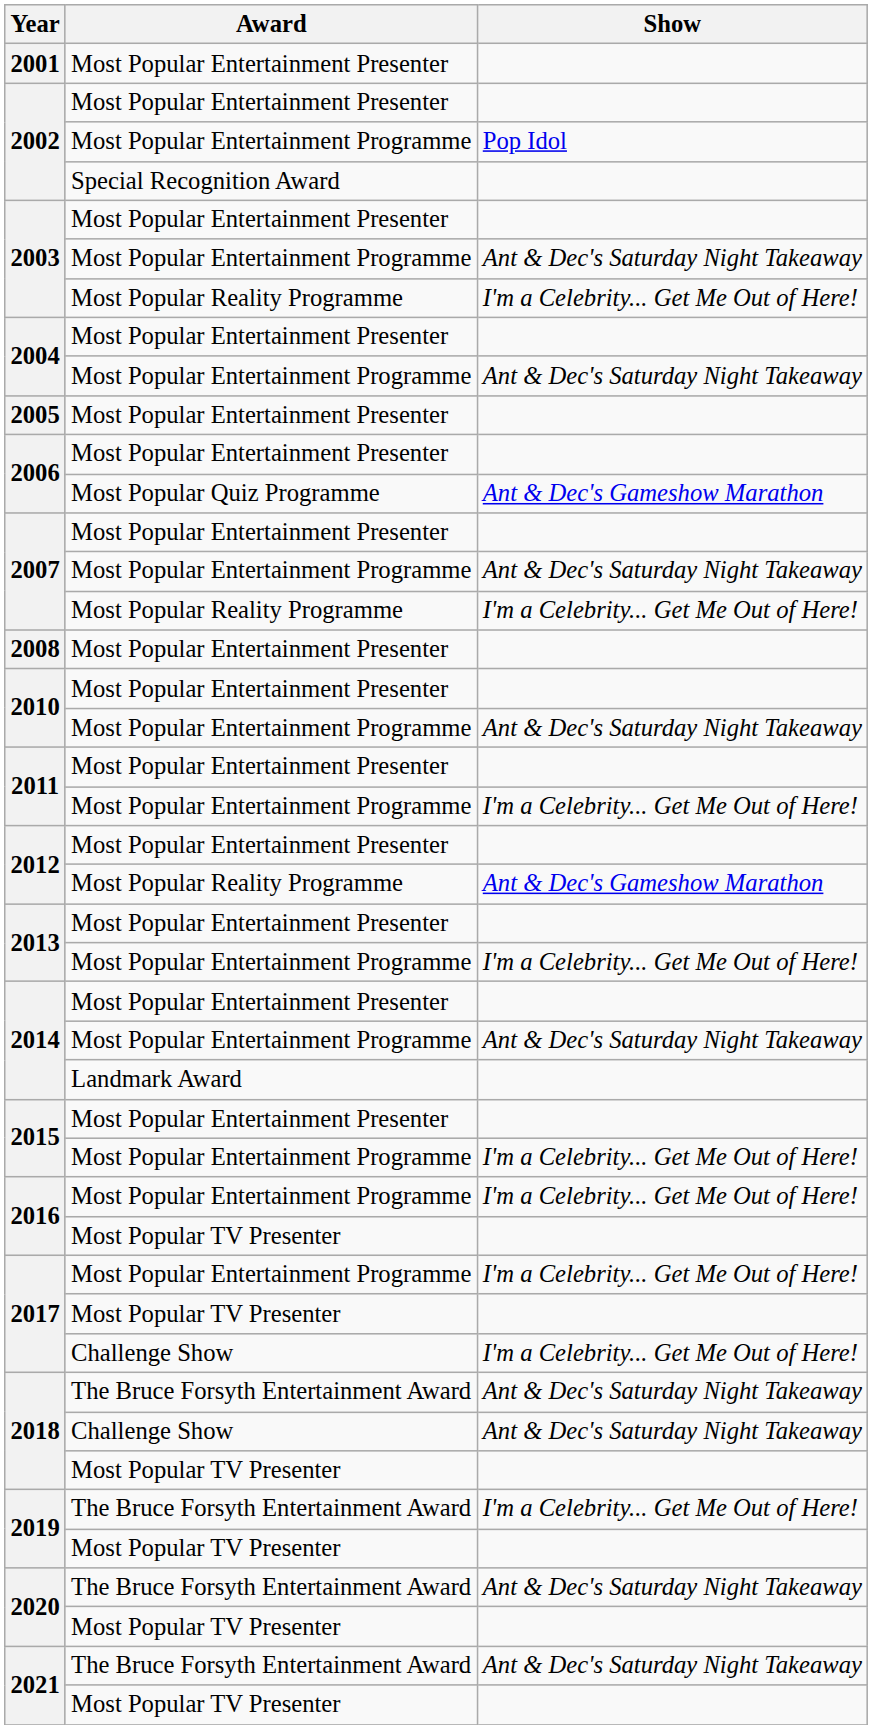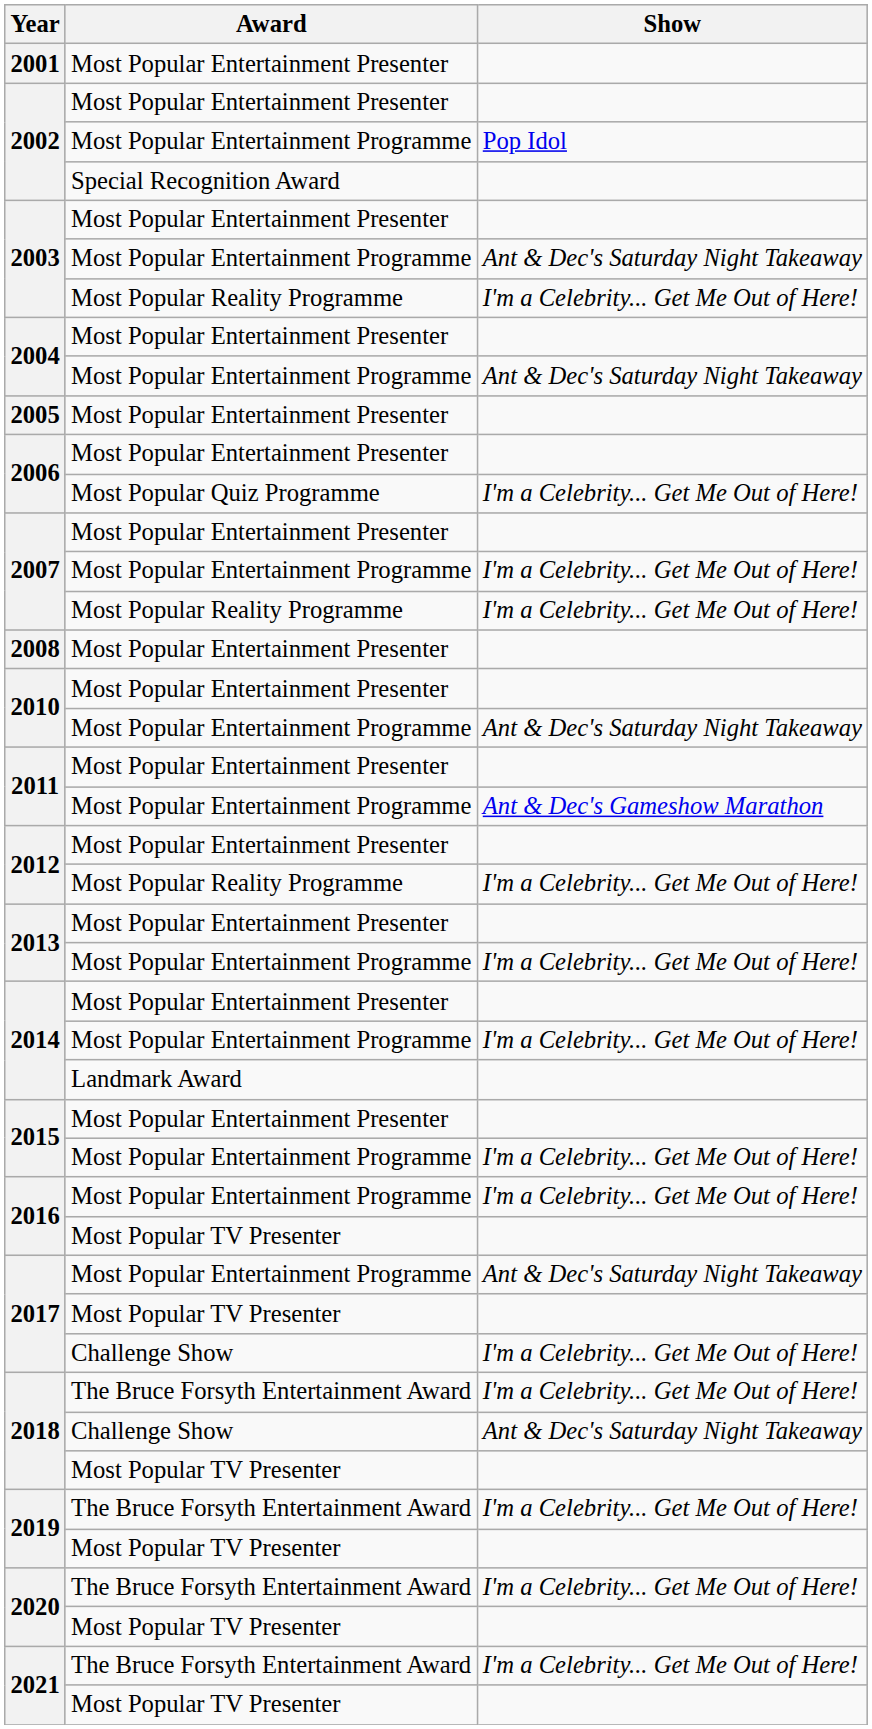(653, 492) Ant & Dec's Gameshow Marathon -> (670, 492) I'm a Celebrity... Get Me Out of Here!
(672, 571) Ant & Dec's Saturday Night Takeaway -> (670, 571) I'm a Celebrity... Get Me Out of Here!
(670, 805) I'm a Celebrity... Get Me Out of Here! -> (653, 805) Ant & Dec's Gameshow Marathon
(653, 883) Ant & Dec's Gameshow Marathon -> (670, 883) I'm a Celebrity... Get Me Out of Here!
(672, 1040) Ant & Dec's Saturday Night Takeaway -> (670, 1040) I'm a Celebrity... Get Me Out of Here!
(670, 1274) I'm a Celebrity... Get Me Out of Here! -> (672, 1274) Ant & Dec's Saturday Night Takeaway
(672, 1391) Ant & Dec's Saturday Night Takeaway -> (670, 1391) I'm a Celebrity... Get Me Out of Here!
(672, 1587) Ant & Dec's Saturday Night Takeaway -> (670, 1587) I'm a Celebrity... Get Me Out of Here!
(672, 1665) Ant & Dec's Saturday Night Takeaway -> (670, 1665) I'm a Celebrity... Get Me Out of Here!
